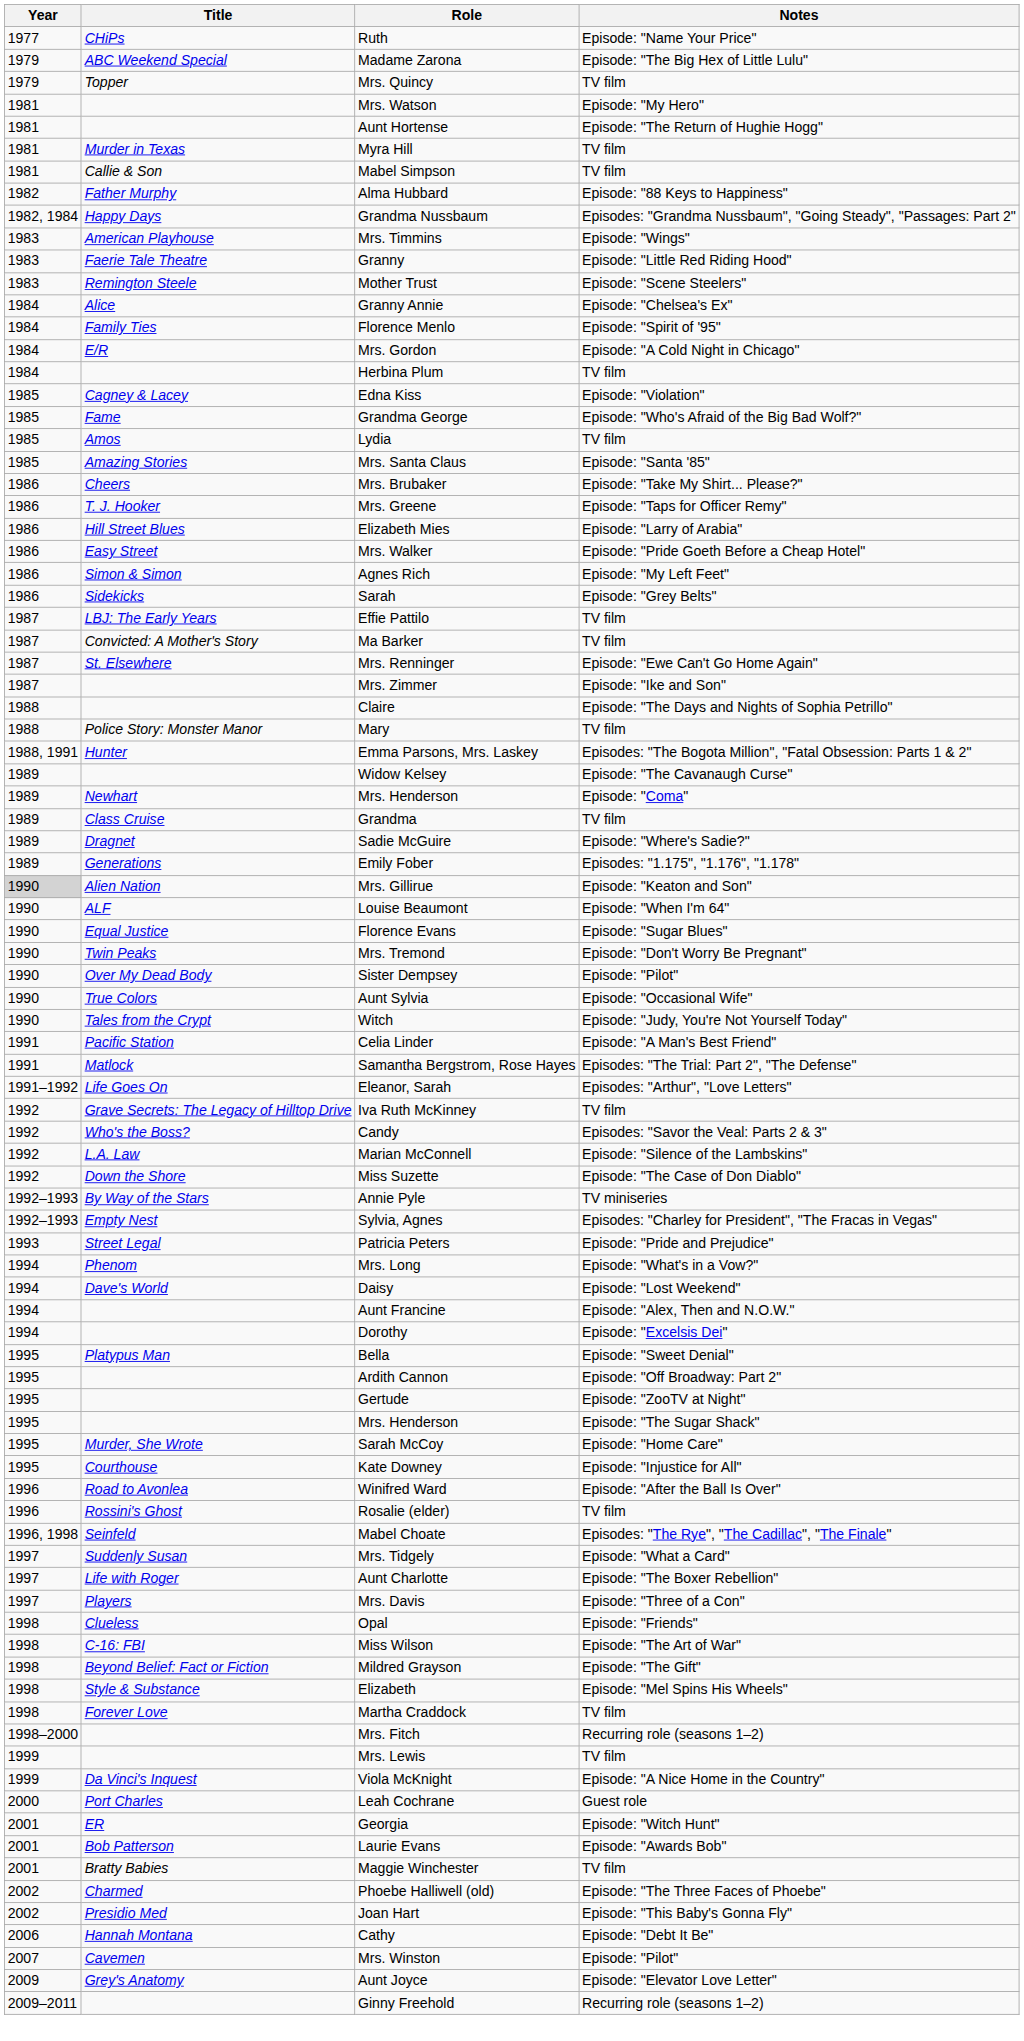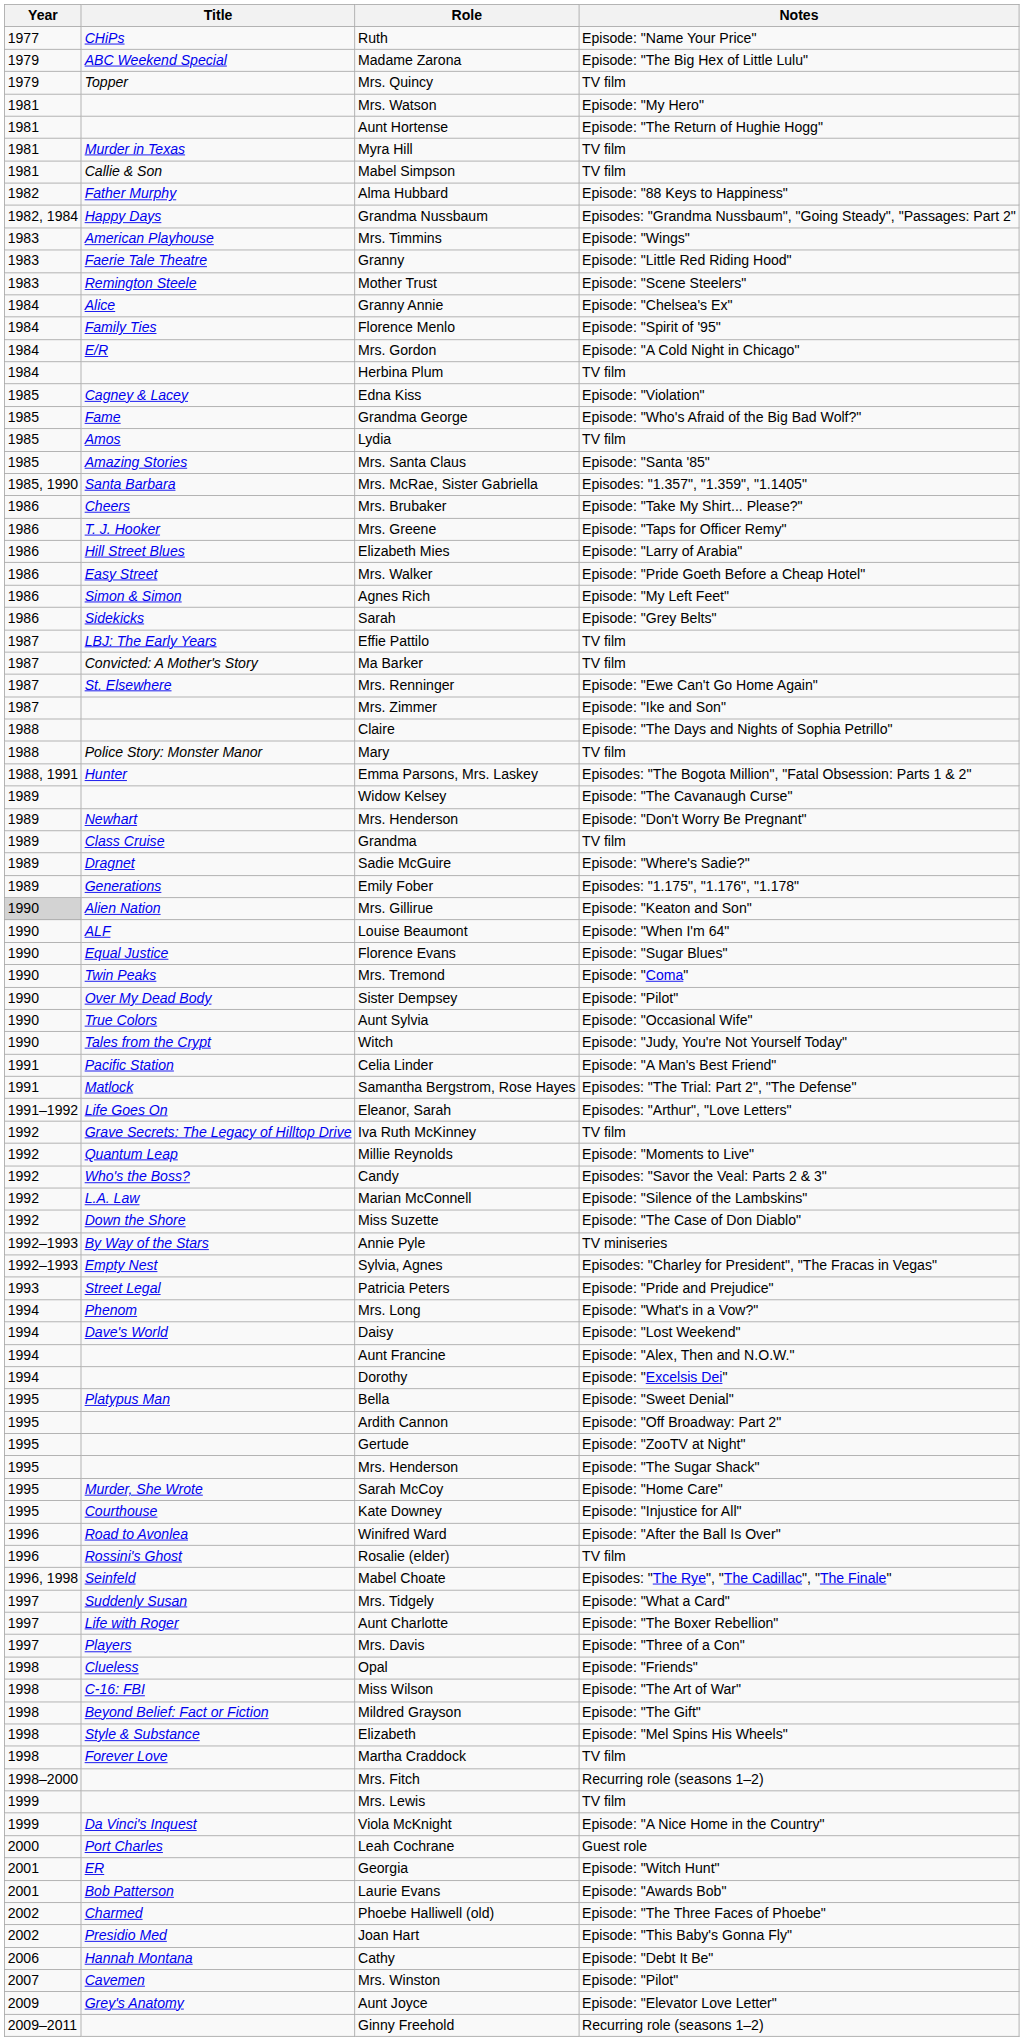+ row: (130, 484)
(635, 797) Episode: "Coma" -> (694, 819) Episode: "Don't Worry Be Pregnant"
(694, 953) Episode: "Don't Worry Be Pregnant" -> (635, 975) Episode: "Coma"
+ row: (131, 1154)
- row: (127, 1869)
